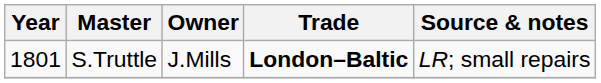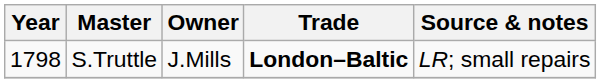(35, 58) 1801 -> (35, 58) 1798
